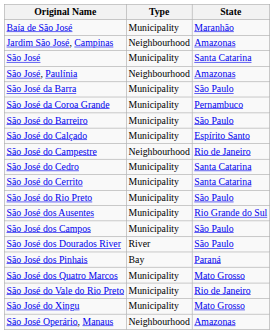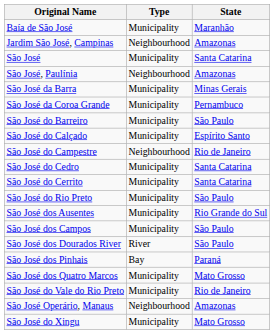(214, 89) São Paulo -> (220, 89) Minas Gerais
rows swapped: (43, 306) <-> (60, 321)
